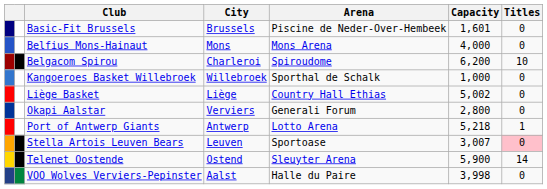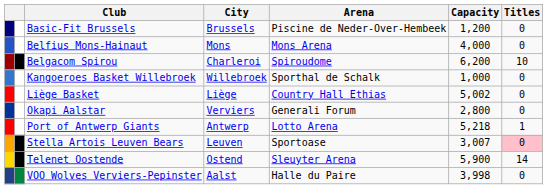(475, 29) 1,601 -> (475, 29) 1,200
